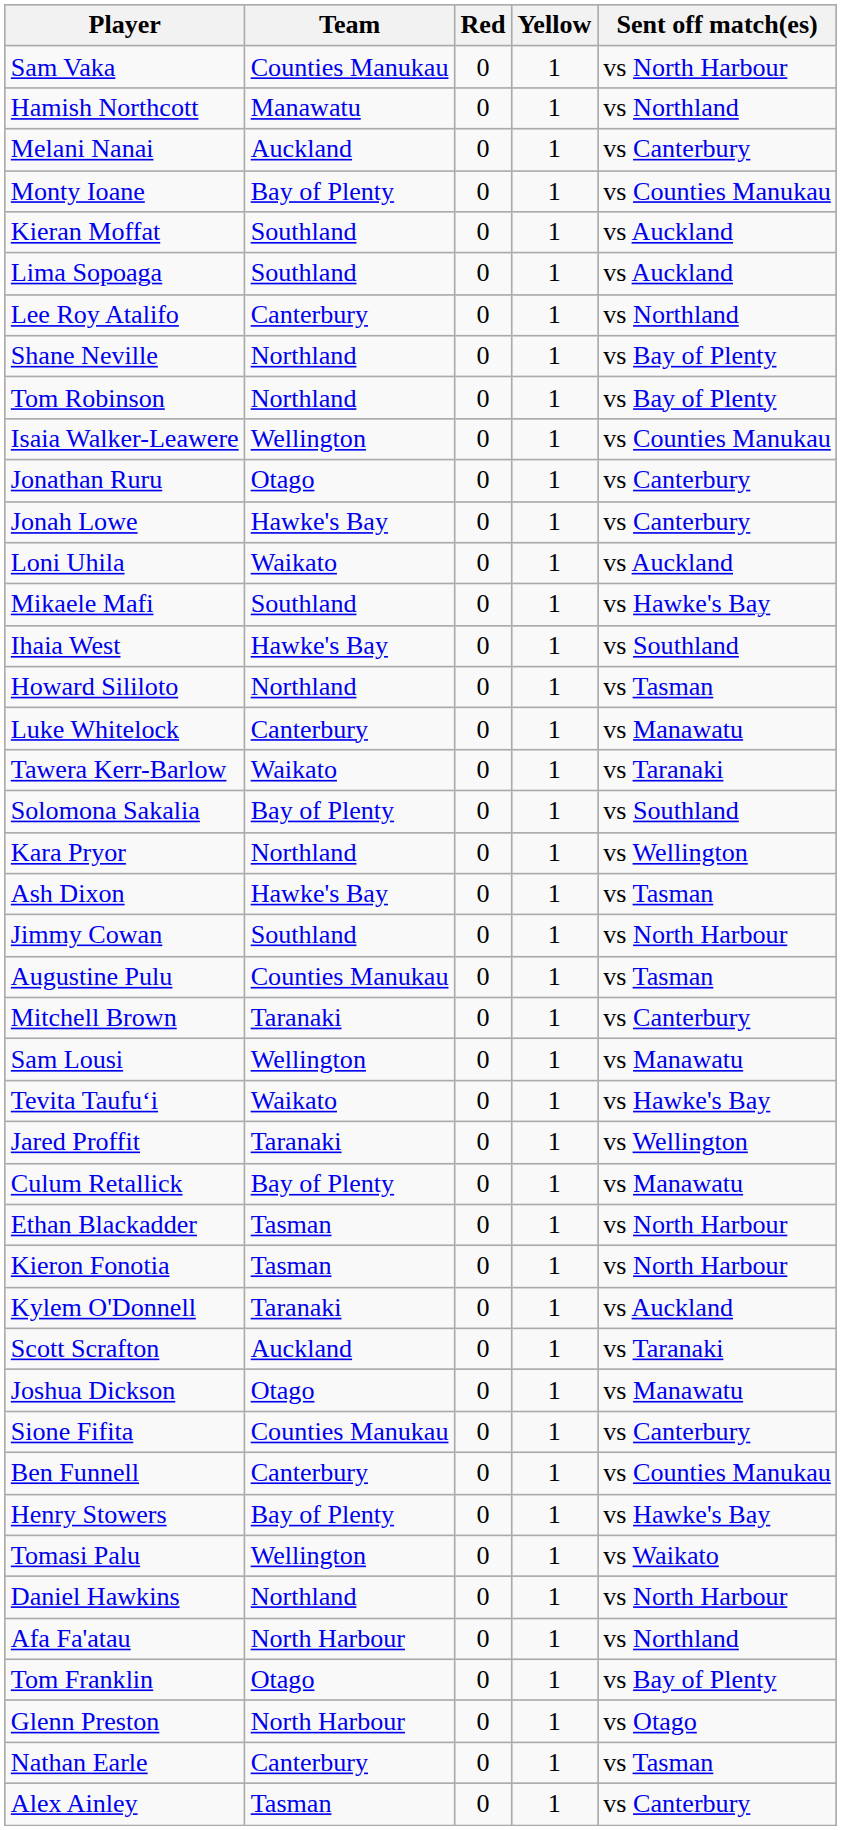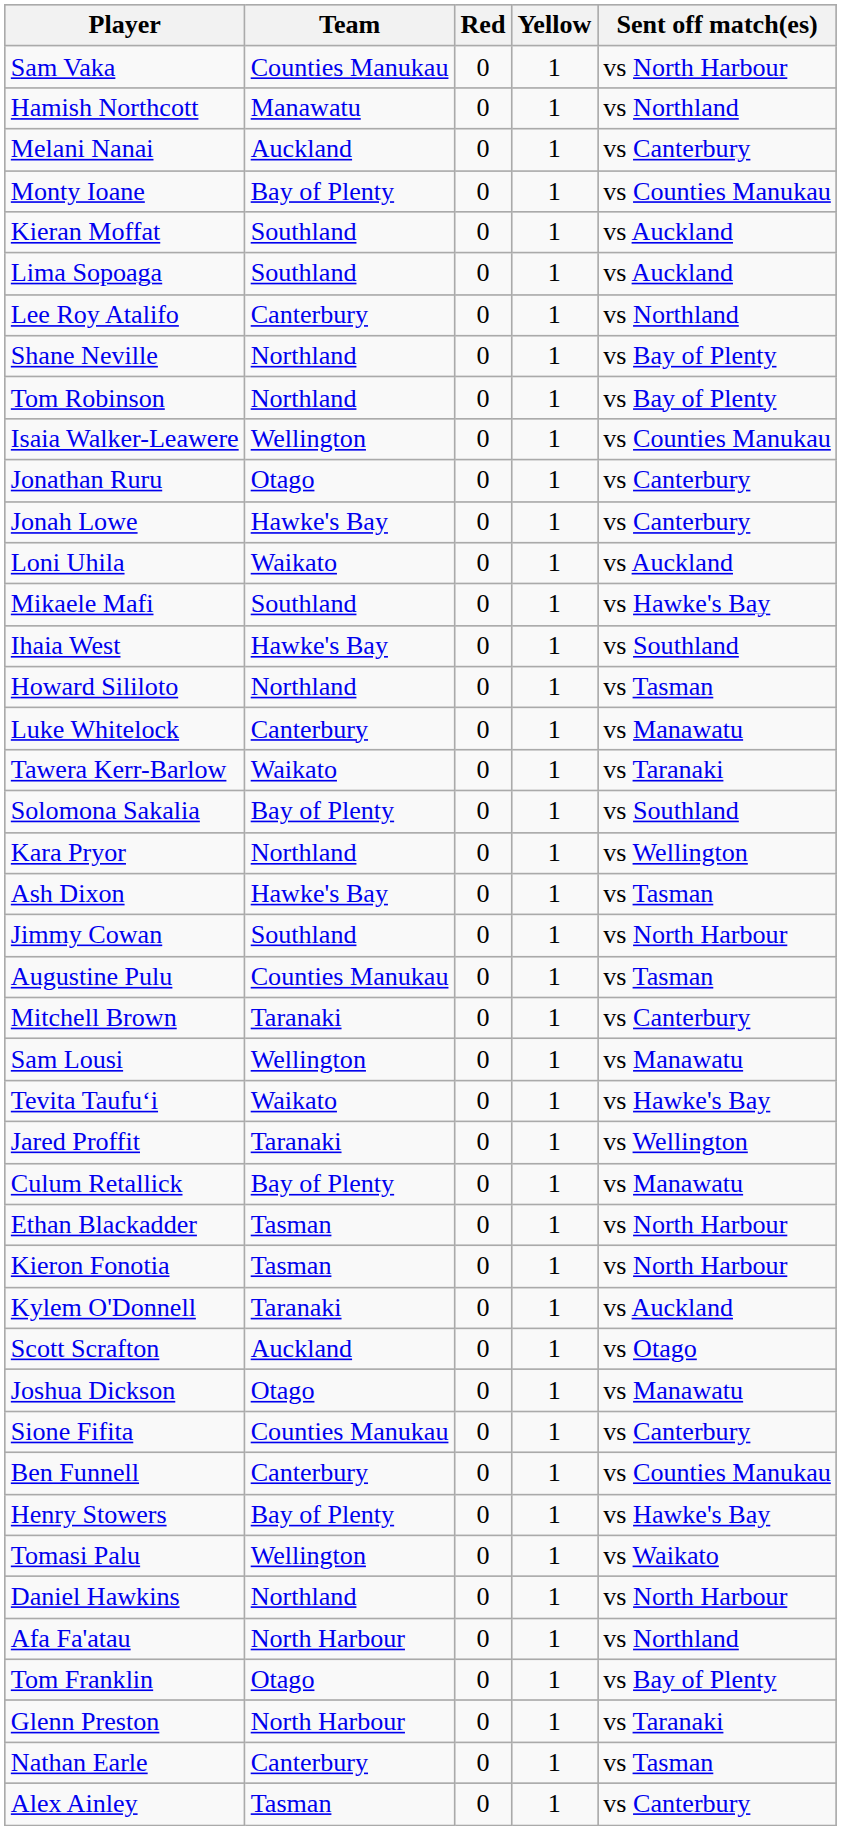(663, 1348) vs Taranaki -> (650, 1348) vs Otago
(650, 1720) vs Otago -> (663, 1720) vs Taranaki
